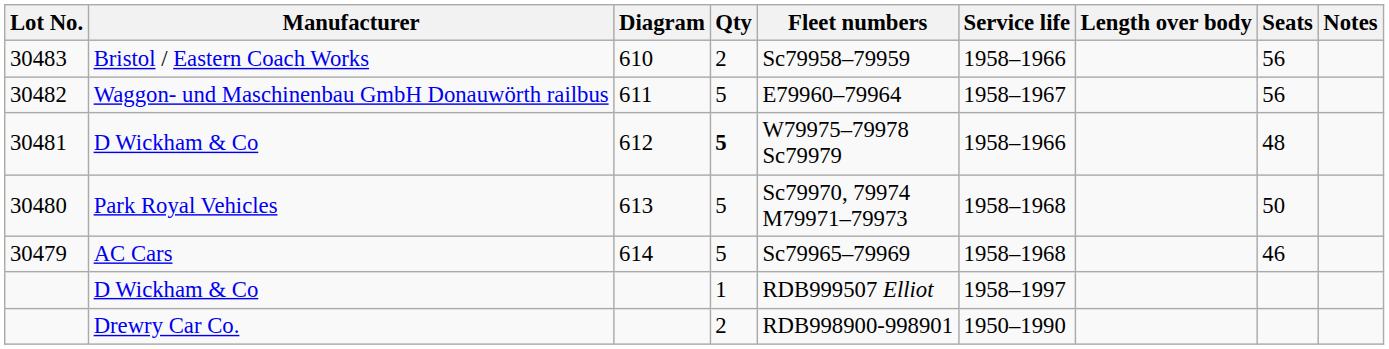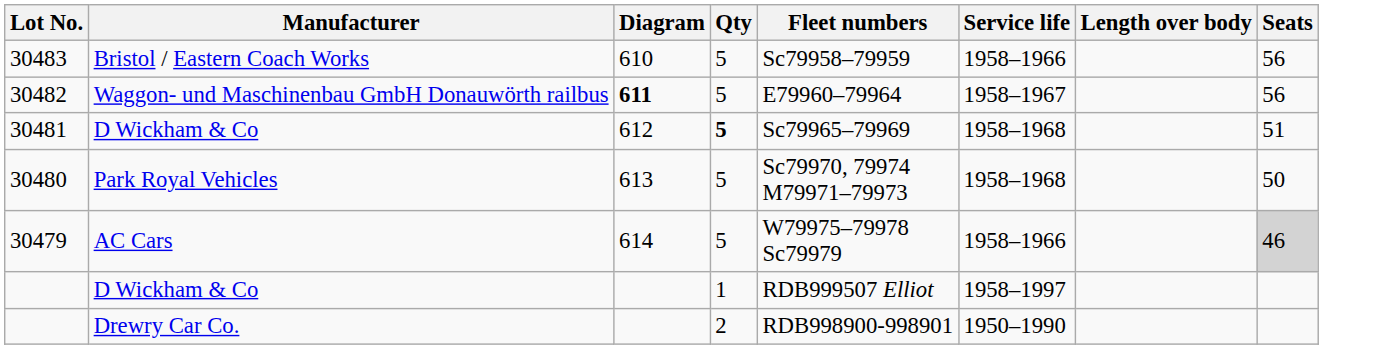- column: (1350, 22)
(721, 58) 2 -> (721, 58) 5
(636, 94) normal -> (635, 94) bold
(836, 143) W79975–79978 Sc79979 -> (836, 130) Sc79965–79969
(1015, 143) 1958–1966 -> (1015, 130) 1958–1968
(1274, 143) 48 -> (1274, 130) 51
(836, 253) Sc79965–79969 -> (836, 241) W79975–79978 Sc79979
(1015, 253) 1958–1968 -> (1015, 241) 1958–1966
(1274, 253) no background -> (1274, 241) lightgrey background
